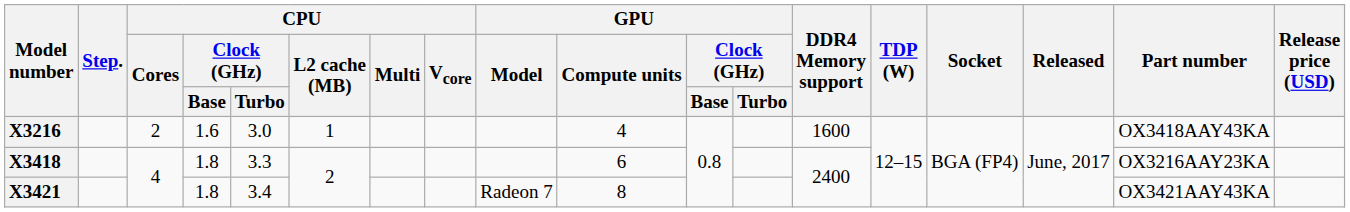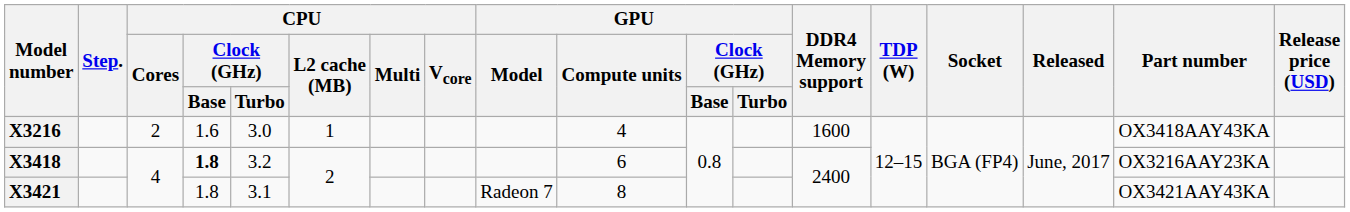(207, 161) normal -> (207, 161) bold
(260, 161) 3.3 -> (260, 161) 3.2
(260, 191) 3.4 -> (260, 191) 3.1
